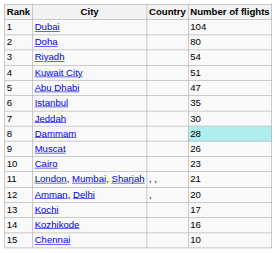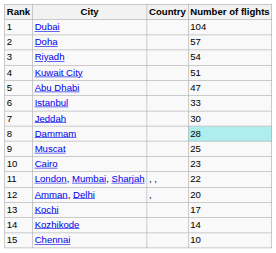(196, 42) 80 -> (196, 42) 57
(196, 103) 35 -> (196, 103) 33
(196, 149) 26 -> (196, 149) 25
(196, 179) 21 -> (196, 179) 22
(196, 225) 16 -> (196, 225) 14
